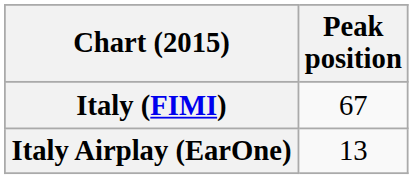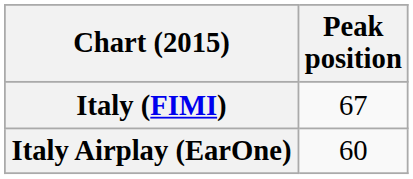(353, 150) 13 -> (353, 150) 60
